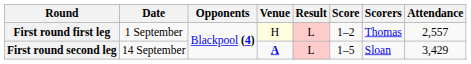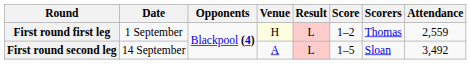(435, 31) 2,557 -> (435, 31) 2,559
(275, 50) bold -> (275, 50) normal
(435, 50) 3,429 -> (435, 50) 3,492
